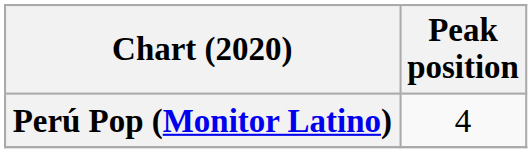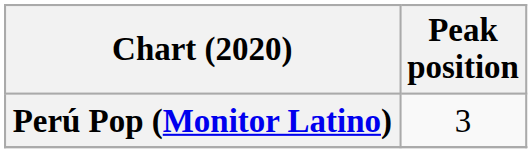(463, 119) 4 -> (463, 119) 3
